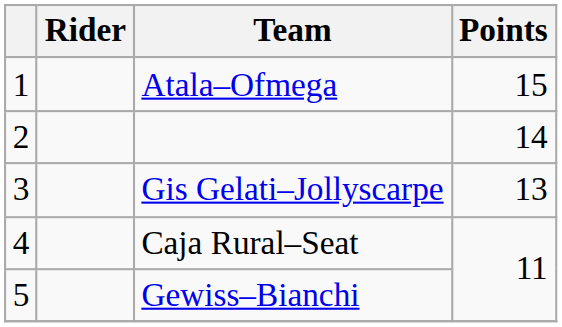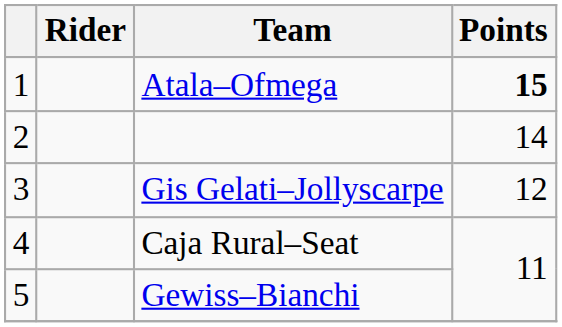(531, 83) normal -> (531, 83) bold
(531, 189) 13 -> (531, 189) 12
